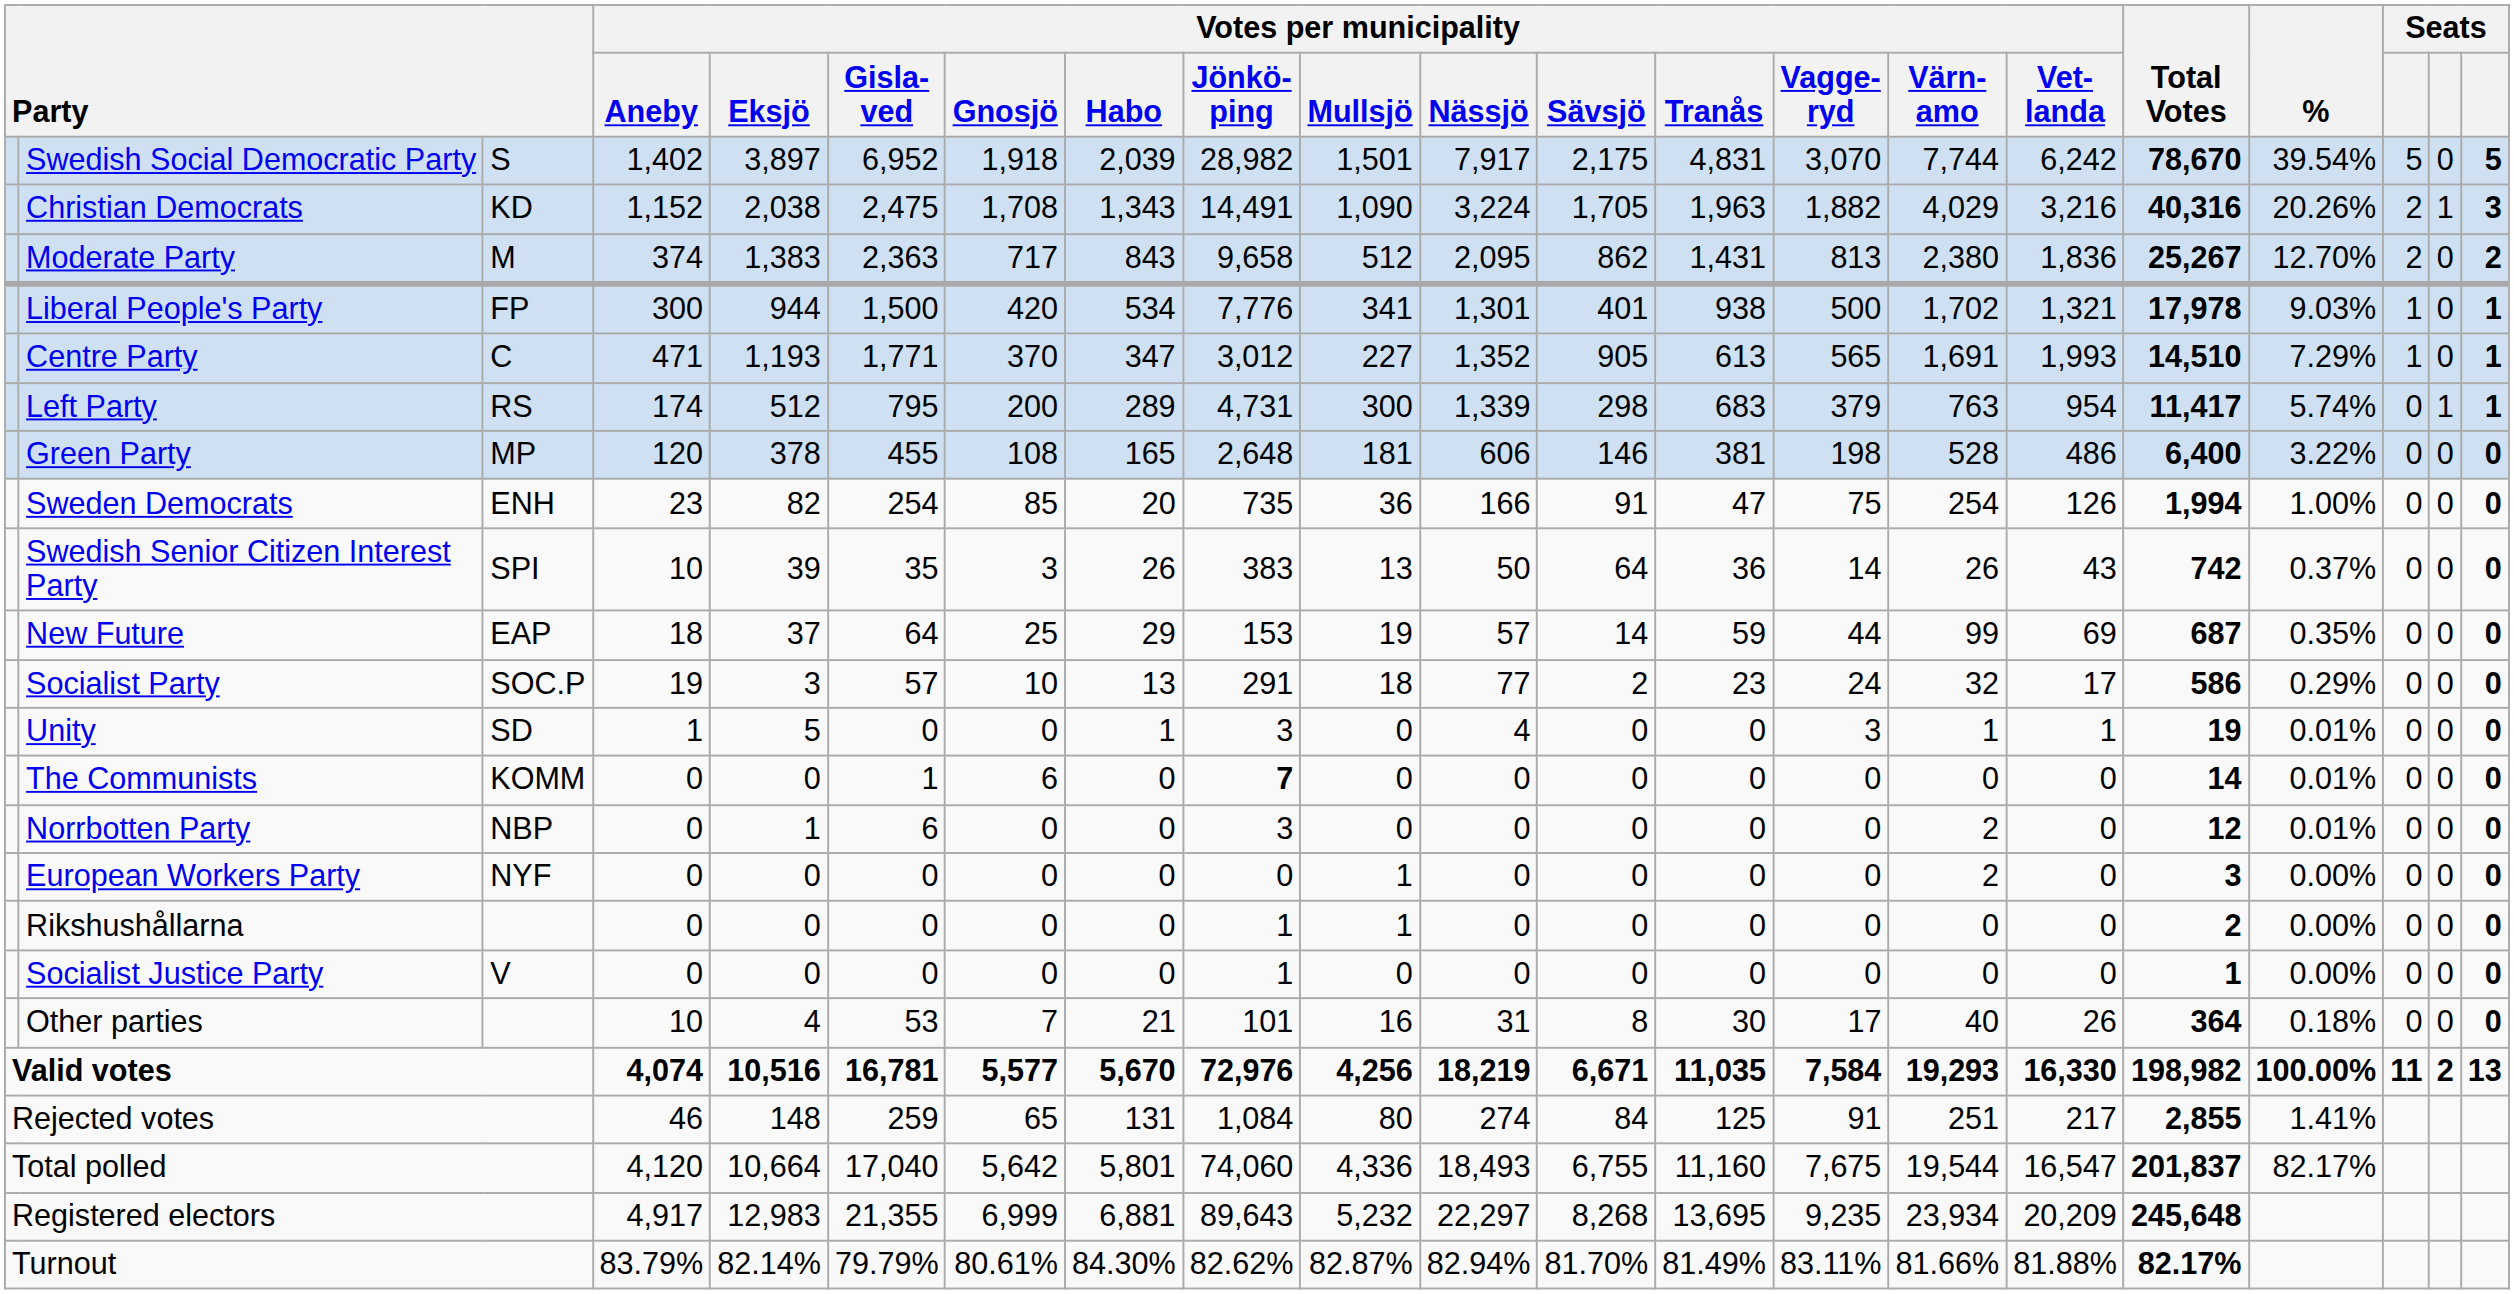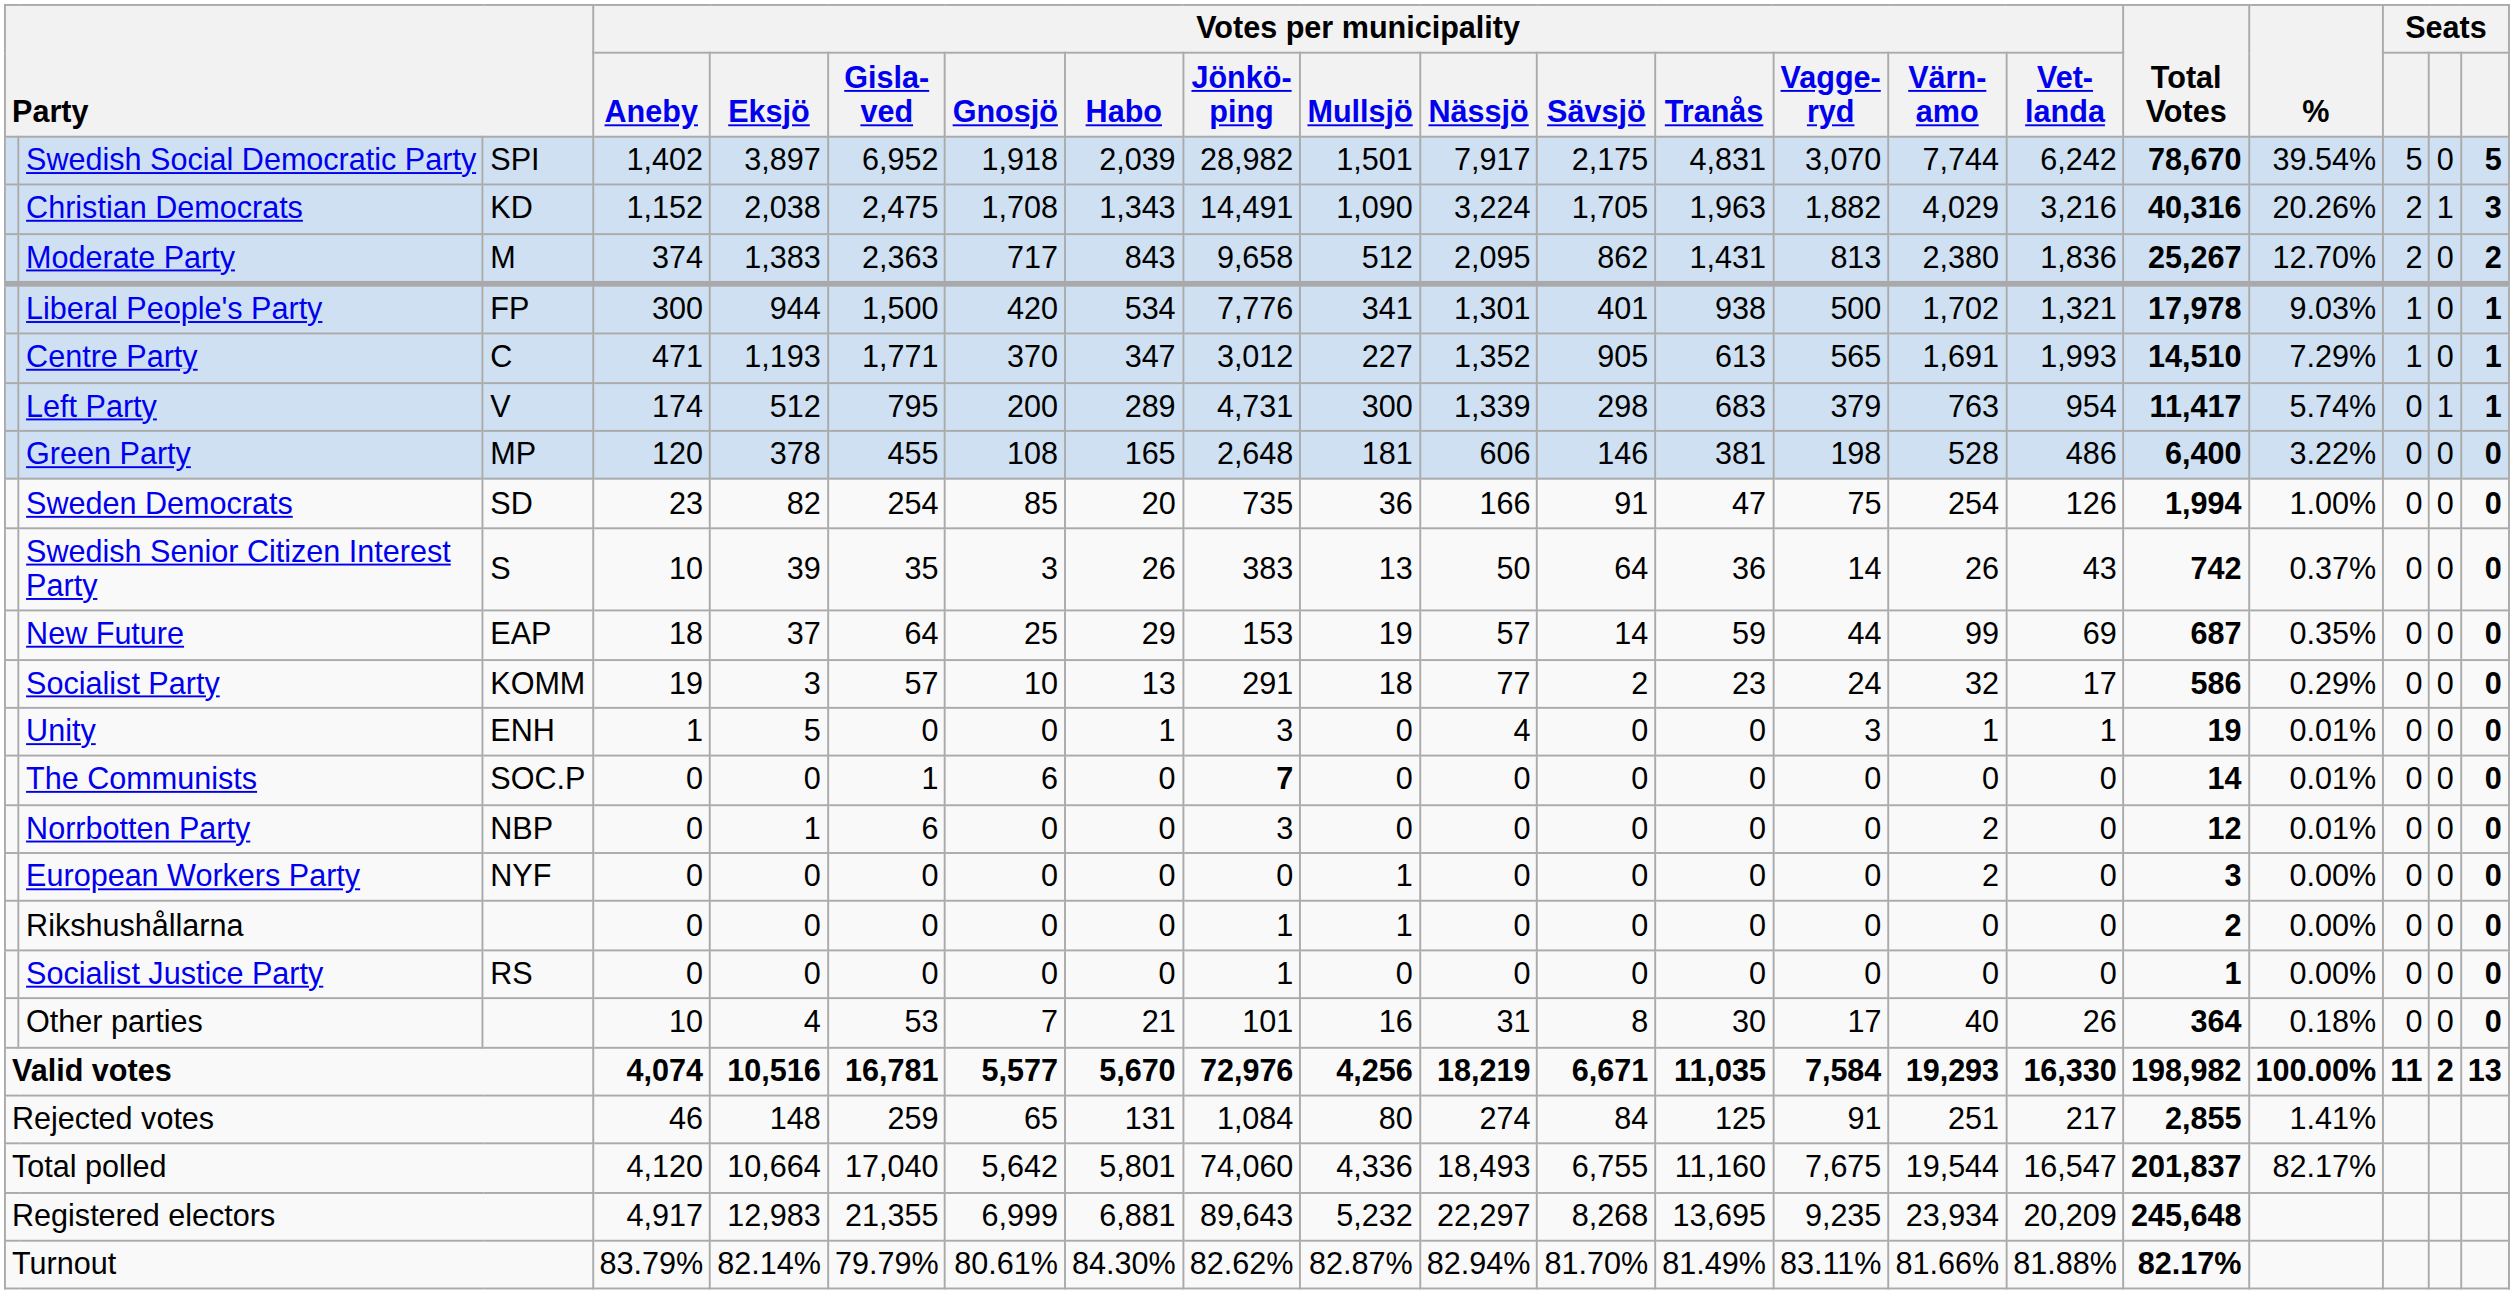(500, 160) S -> (515, 160) SPI
(511, 406) RS -> (500, 406) V
(523, 503) ENH -> (511, 503) SD
(515, 568) SPI -> (500, 568) S
(538, 682) SOC.P -> (538, 682) KOMM
(511, 731) SD -> (523, 731) ENH
(538, 779) KOMM -> (538, 779) SOC.P
(500, 973) V -> (511, 973) RS
